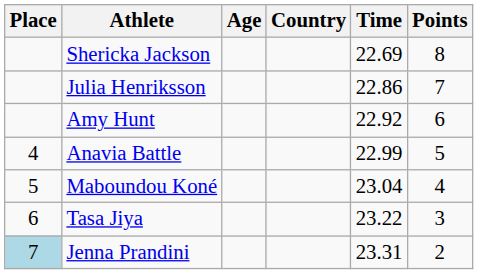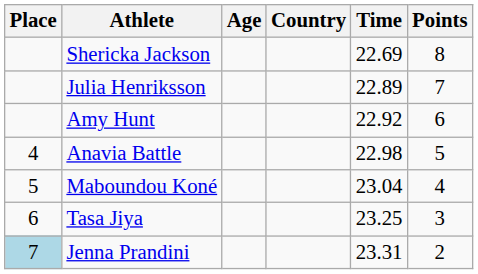(379, 86) 22.86 -> (379, 86) 22.89
(379, 152) 22.99 -> (379, 152) 22.98
(379, 218) 23.22 -> (379, 218) 23.25
